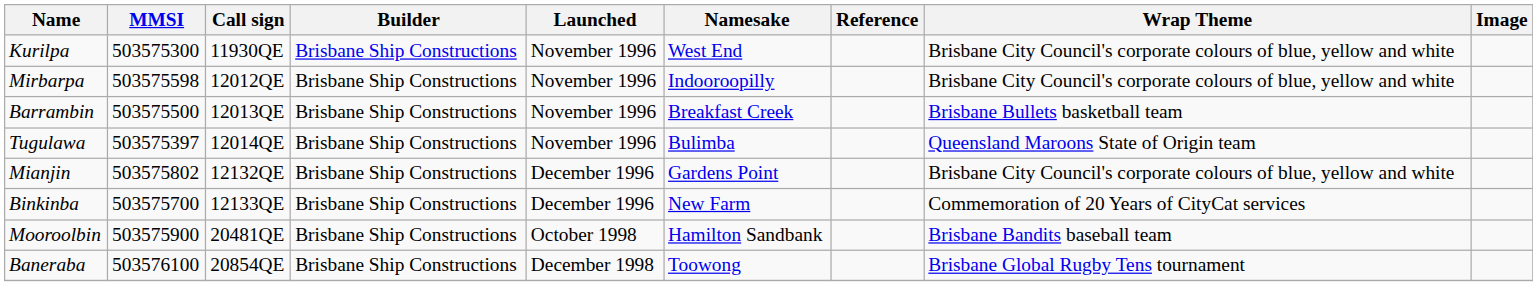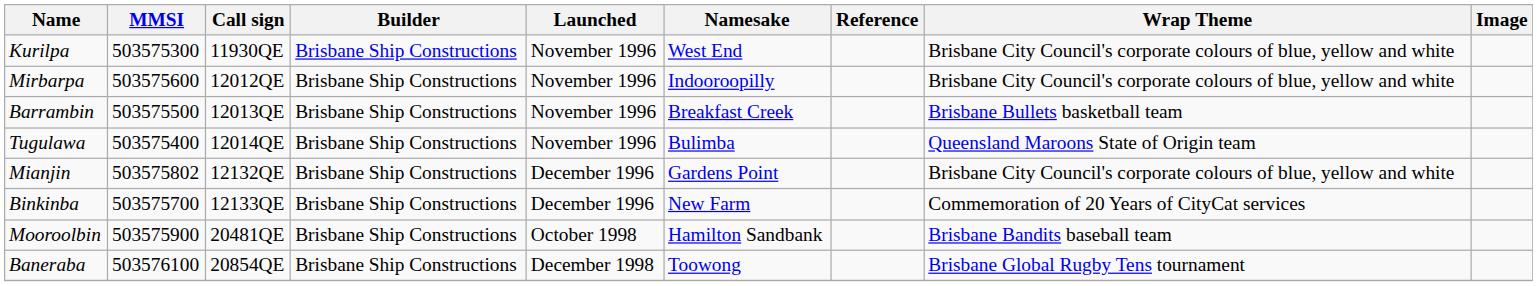(156, 81) 503575598 -> (156, 81) 503575600
(156, 142) 503575397 -> (156, 142) 503575400
